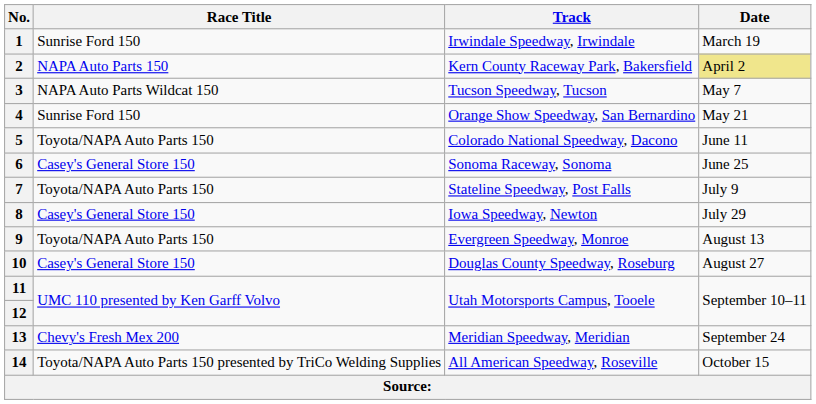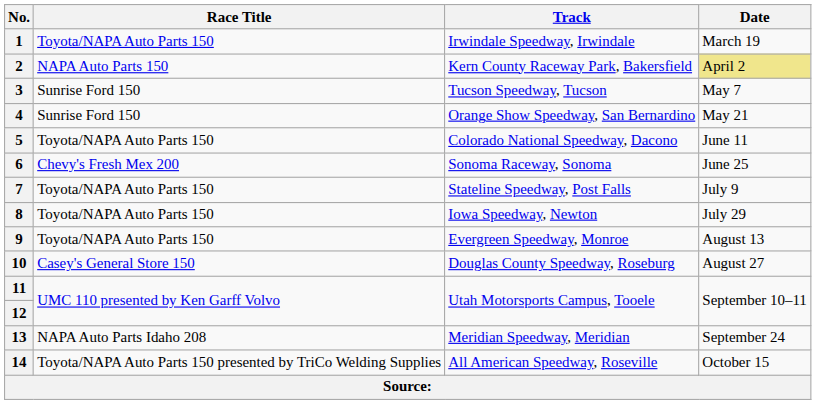(89, 41) Sunrise Ford 150 -> (125, 41) Toyota/NAPA Auto Parts 150
(128, 90) NAPA Auto Parts Wildcat 150 -> (89, 90) Sunrise Ford 150
(116, 164) Casey's General Store 150 -> (108, 164) Chevy's Fresh Mex 200
(116, 213) Casey's General Store 150 -> (125, 213) Toyota/NAPA Auto Parts 150
(108, 337) Chevy's Fresh Mex 200 -> (122, 337) NAPA Auto Parts Idaho 208
